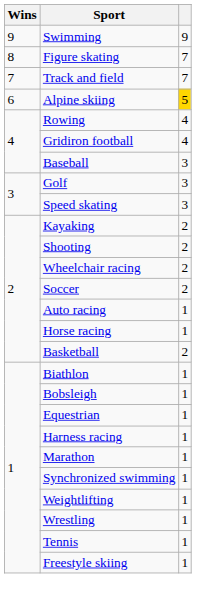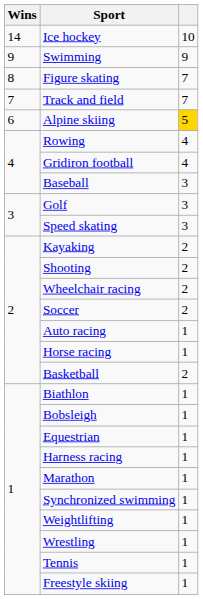+ row: (72, 36)
